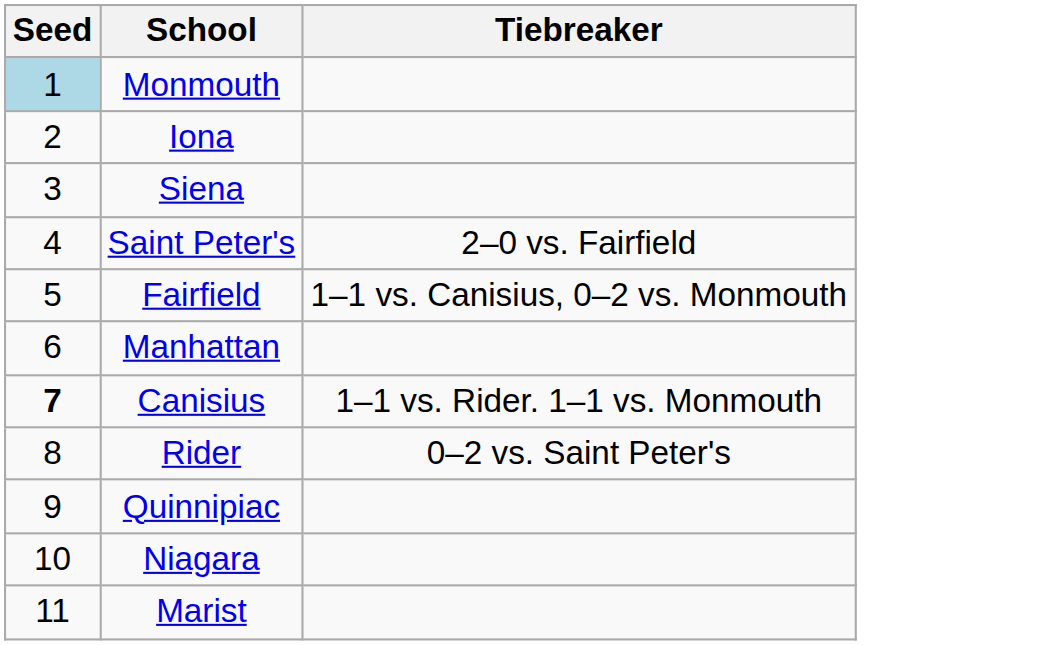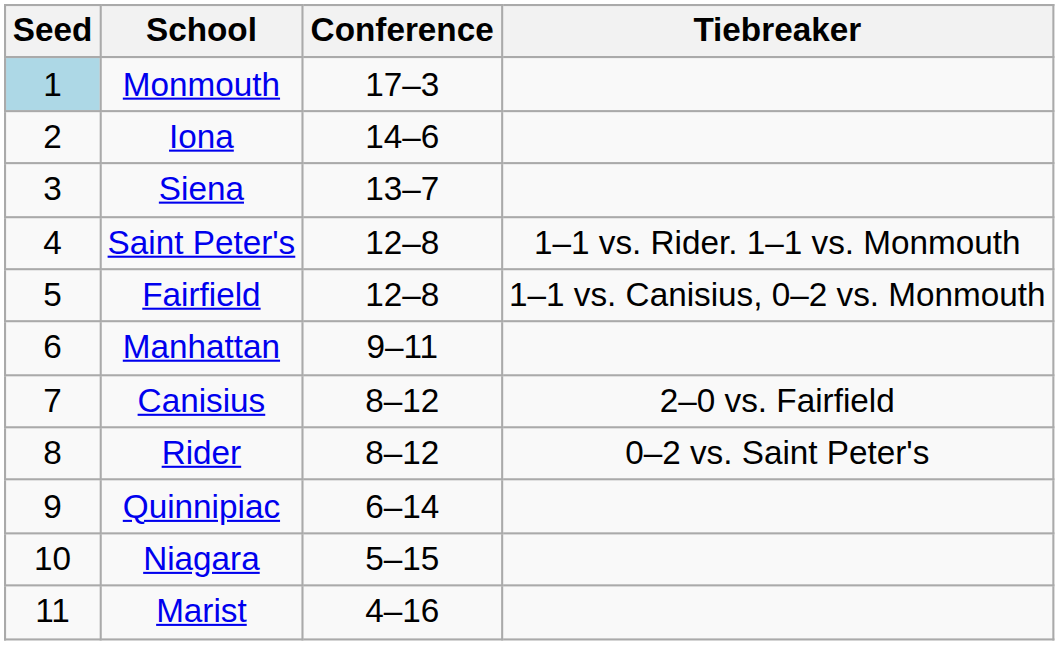+ column: (402, 30)
(579, 242) 2–0 vs. Fairfield -> (777, 242) 1–1 vs. Rider. 1–1 vs. Monmouth
(52, 400) bold -> (52, 400) normal
(579, 400) 1–1 vs. Rider. 1–1 vs. Monmouth -> (777, 400) 2–0 vs. Fairfield
